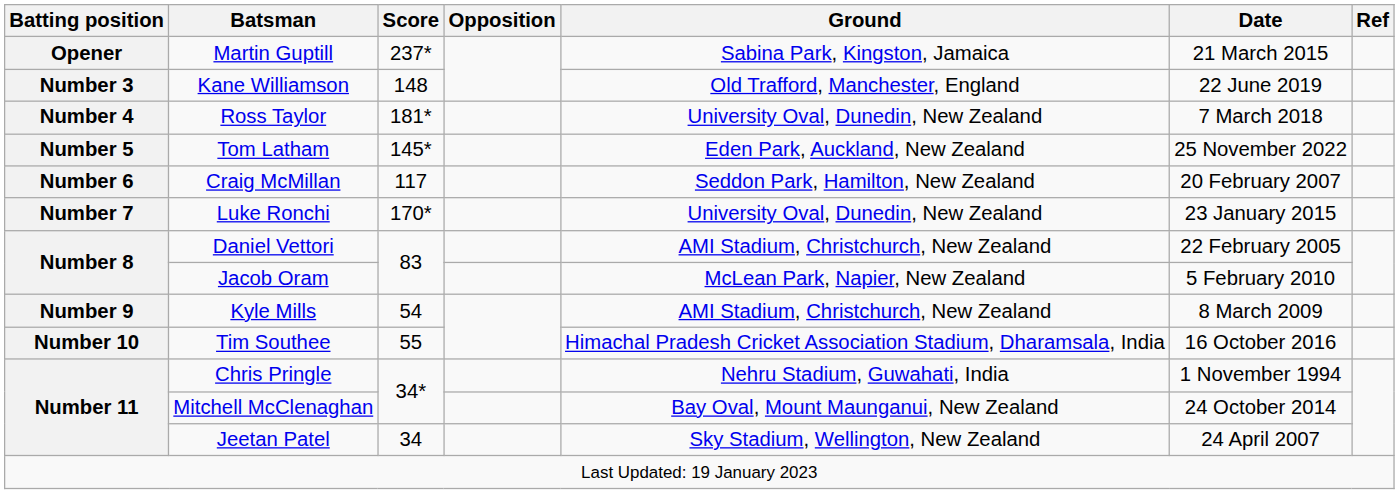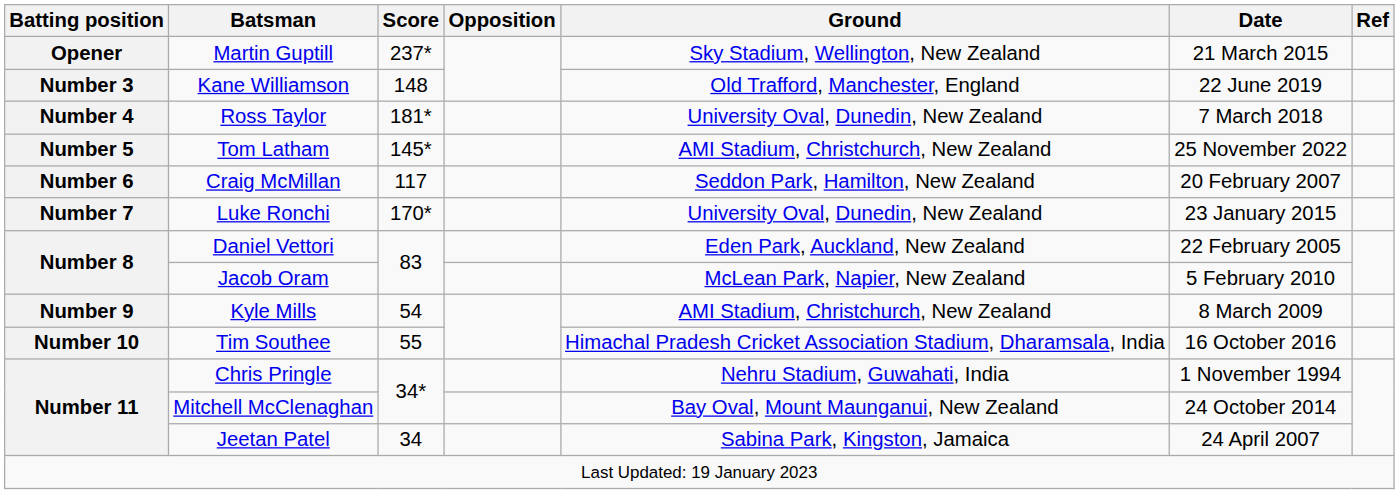(865, 52) Sabina Park, Kingston, Jamaica -> (865, 52) Sky Stadium, Wellington, New Zealand
(865, 149) Eden Park, Auckland, New Zealand -> (865, 149) AMI Stadium, Christchurch, New Zealand
(865, 246) AMI Stadium, Christchurch, New Zealand -> (865, 246) Eden Park, Auckland, New Zealand
(865, 439) Sky Stadium, Wellington, New Zealand -> (865, 439) Sabina Park, Kingston, Jamaica
